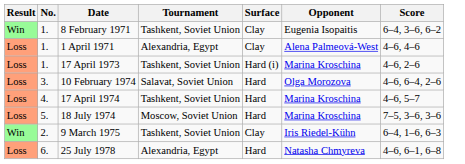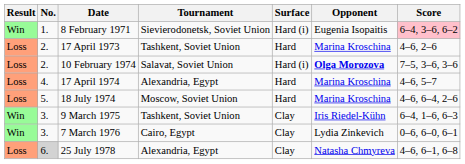(190, 29) Tashkent, Soviet Union -> (205, 29) Sievierodonetsk, Soviet Union
(255, 29) Clay -> (292, 29) Hard (i)
(412, 29) no background -> (429, 29) pink background
- row: (87, 46)
(44, 63) 1. -> (44, 46) 2.
(262, 63) Hard (i) -> (285, 46) Hard
(44, 81) 3. -> (44, 63) 2.
(255, 81) Hard -> (292, 63) Hard (i)
(318, 81) normal -> (349, 63) bold
(412, 81) 4–6, 6–4, 2–6 -> (429, 63) 7–5, 3–6, 3–6
(190, 98) Tashkent, Soviet Union -> (179, 81) Alexandria, Egypt
(412, 115) 7–5, 3–6, 3–6 -> (429, 98) 4–6, 6–4, 2–6
(44, 132) 2. -> (44, 115) 3.
+ row: (90, 132)
(44, 149) no background -> (44, 149) lightgrey background
(255, 149) Hard -> (285, 149) Clay
